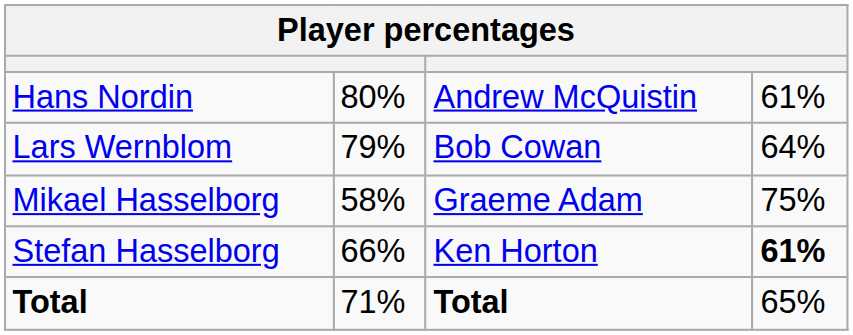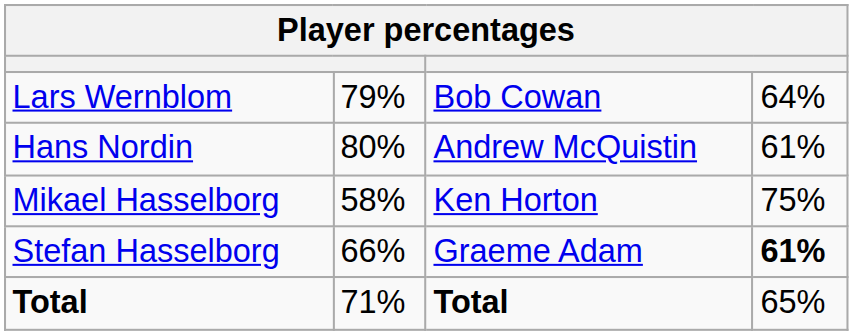rows swapped: (122, 148) <-> (103, 96)
(538, 199) Graeme Adam -> (516, 199) Ken Horton
(516, 251) Ken Horton -> (538, 251) Graeme Adam
